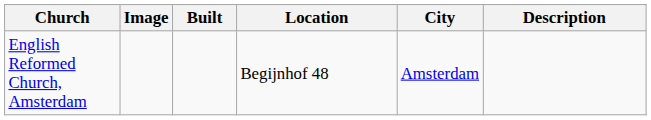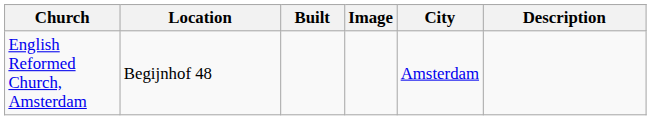columns swapped: (146, 17) <-> (317, 17)
